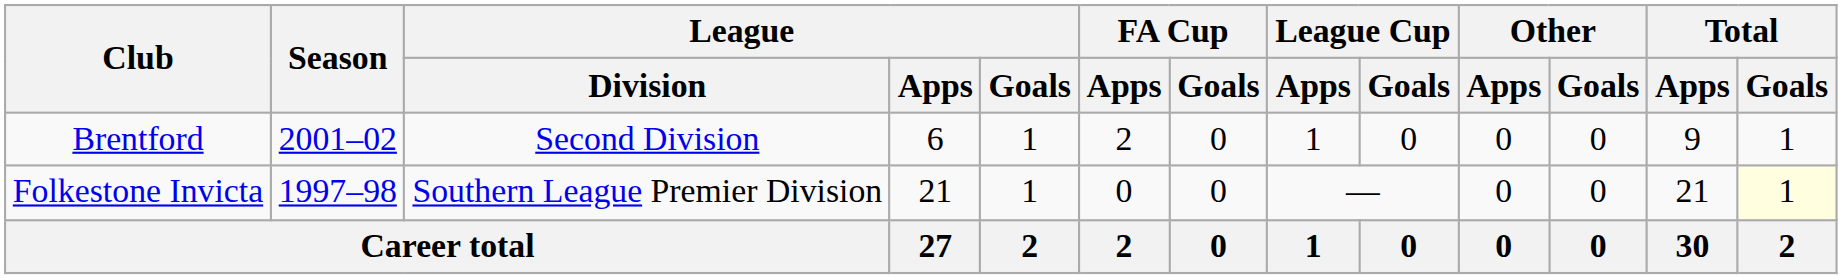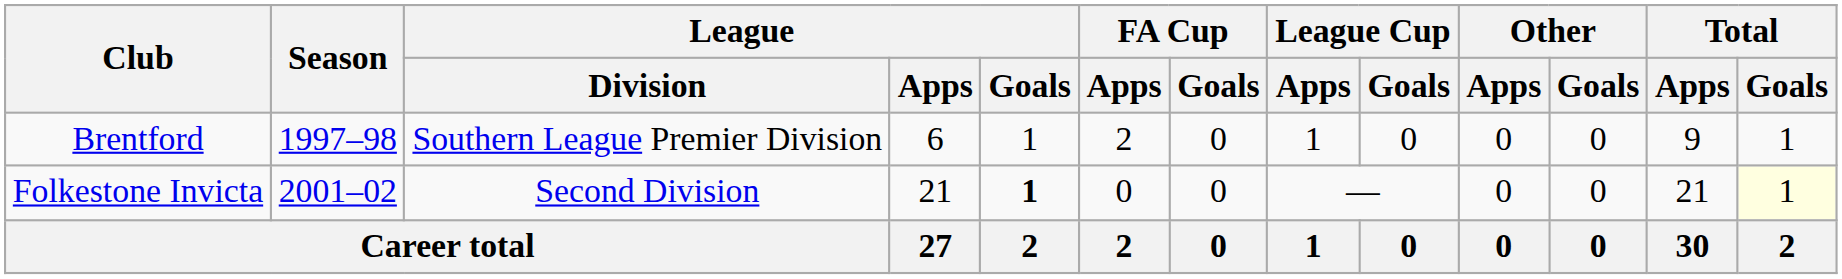(338, 138) 2001–02 -> (338, 138) 1997–98
(647, 138) Second Division -> (647, 138) Southern League Premier Division
(338, 191) 1997–98 -> (338, 191) 2001–02
(647, 191) Southern League Premier Division -> (647, 191) Second Division
(1030, 191) normal -> (1030, 191) bold
